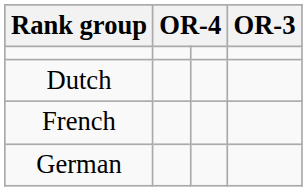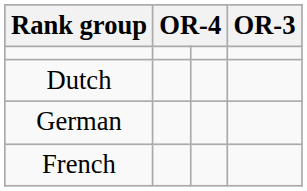rows swapped: (79, 122) <-> (79, 164)
